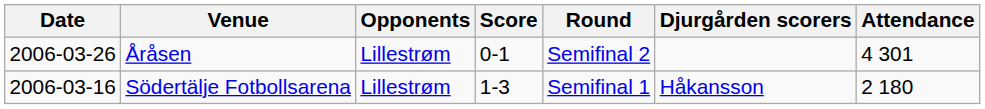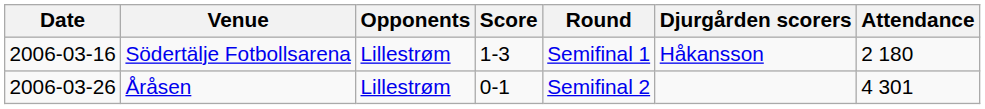rows swapped: (238, 86) <-> (158, 53)
